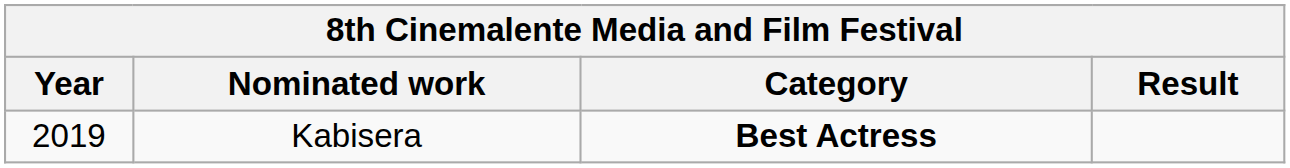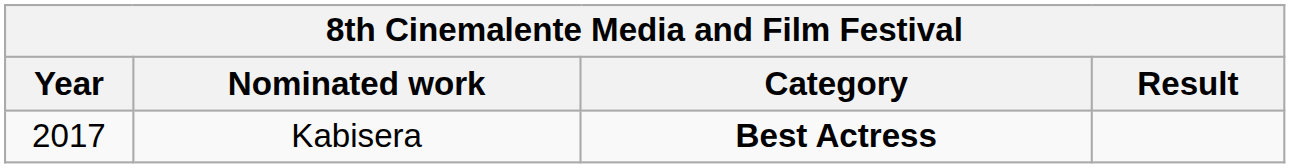(69, 135) 2019 -> (69, 135) 2017
